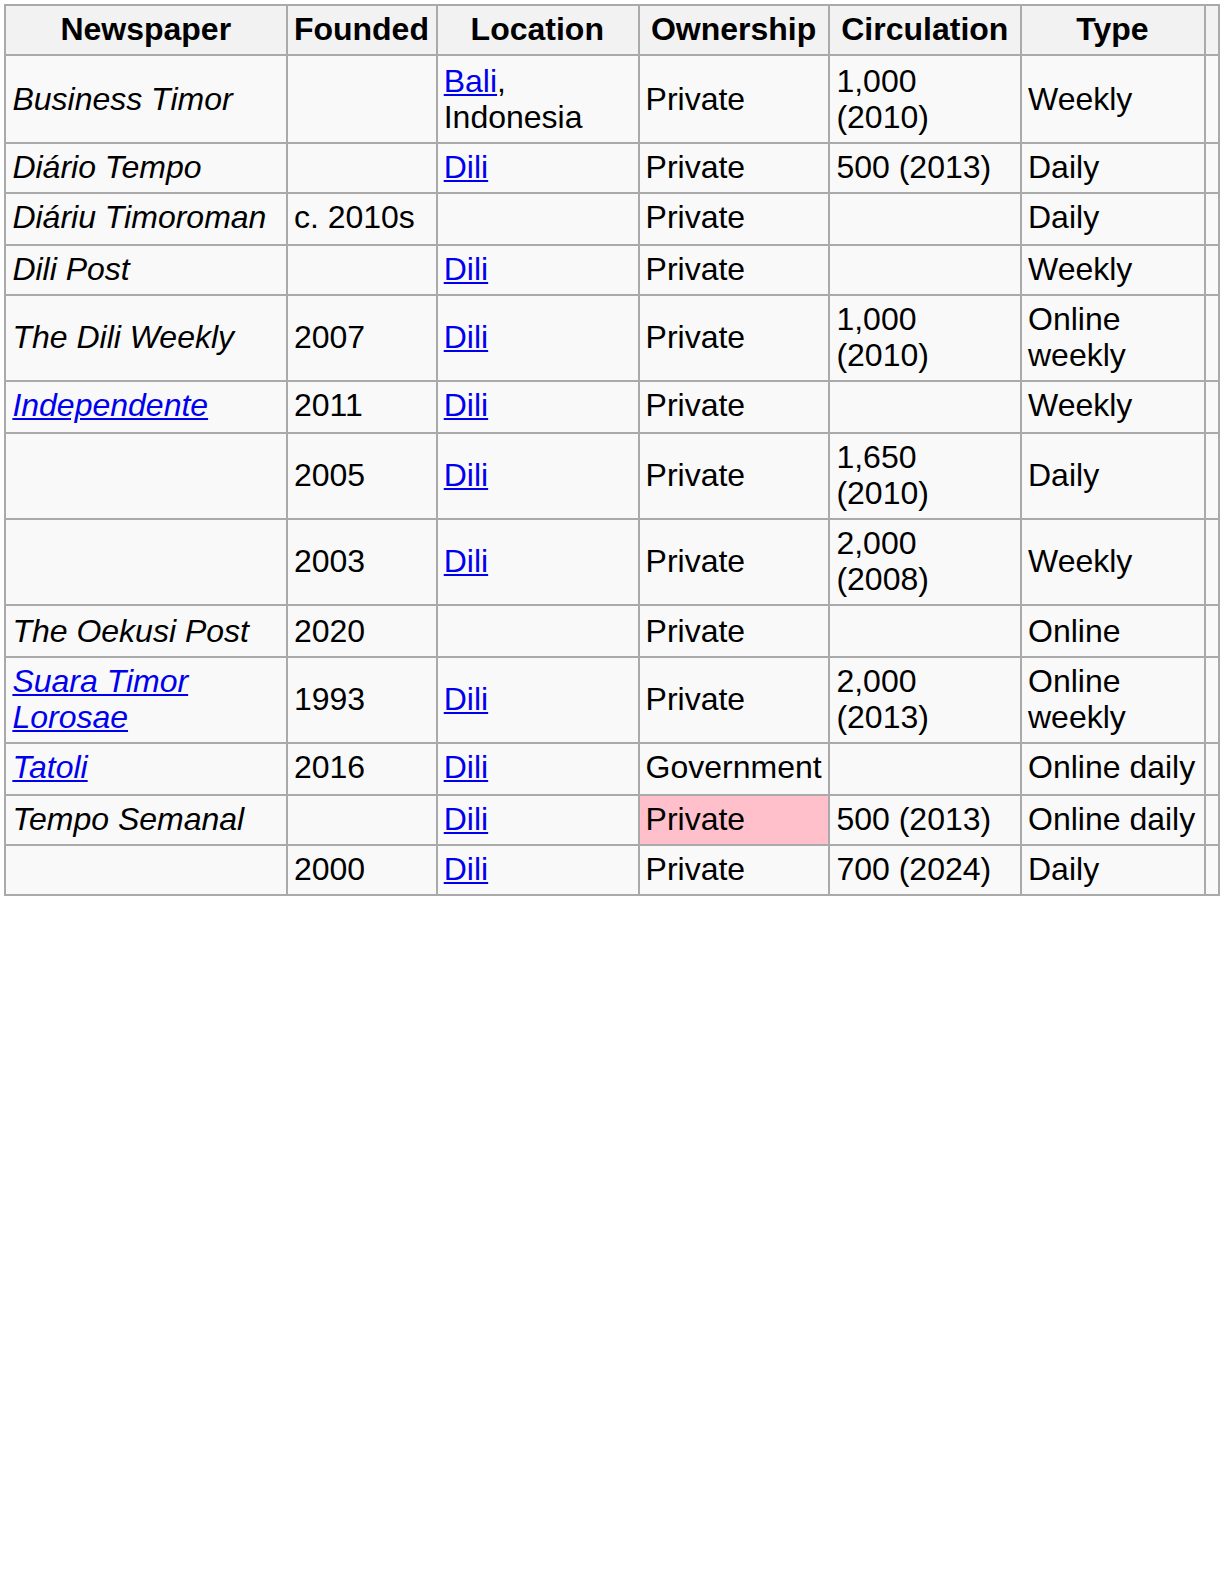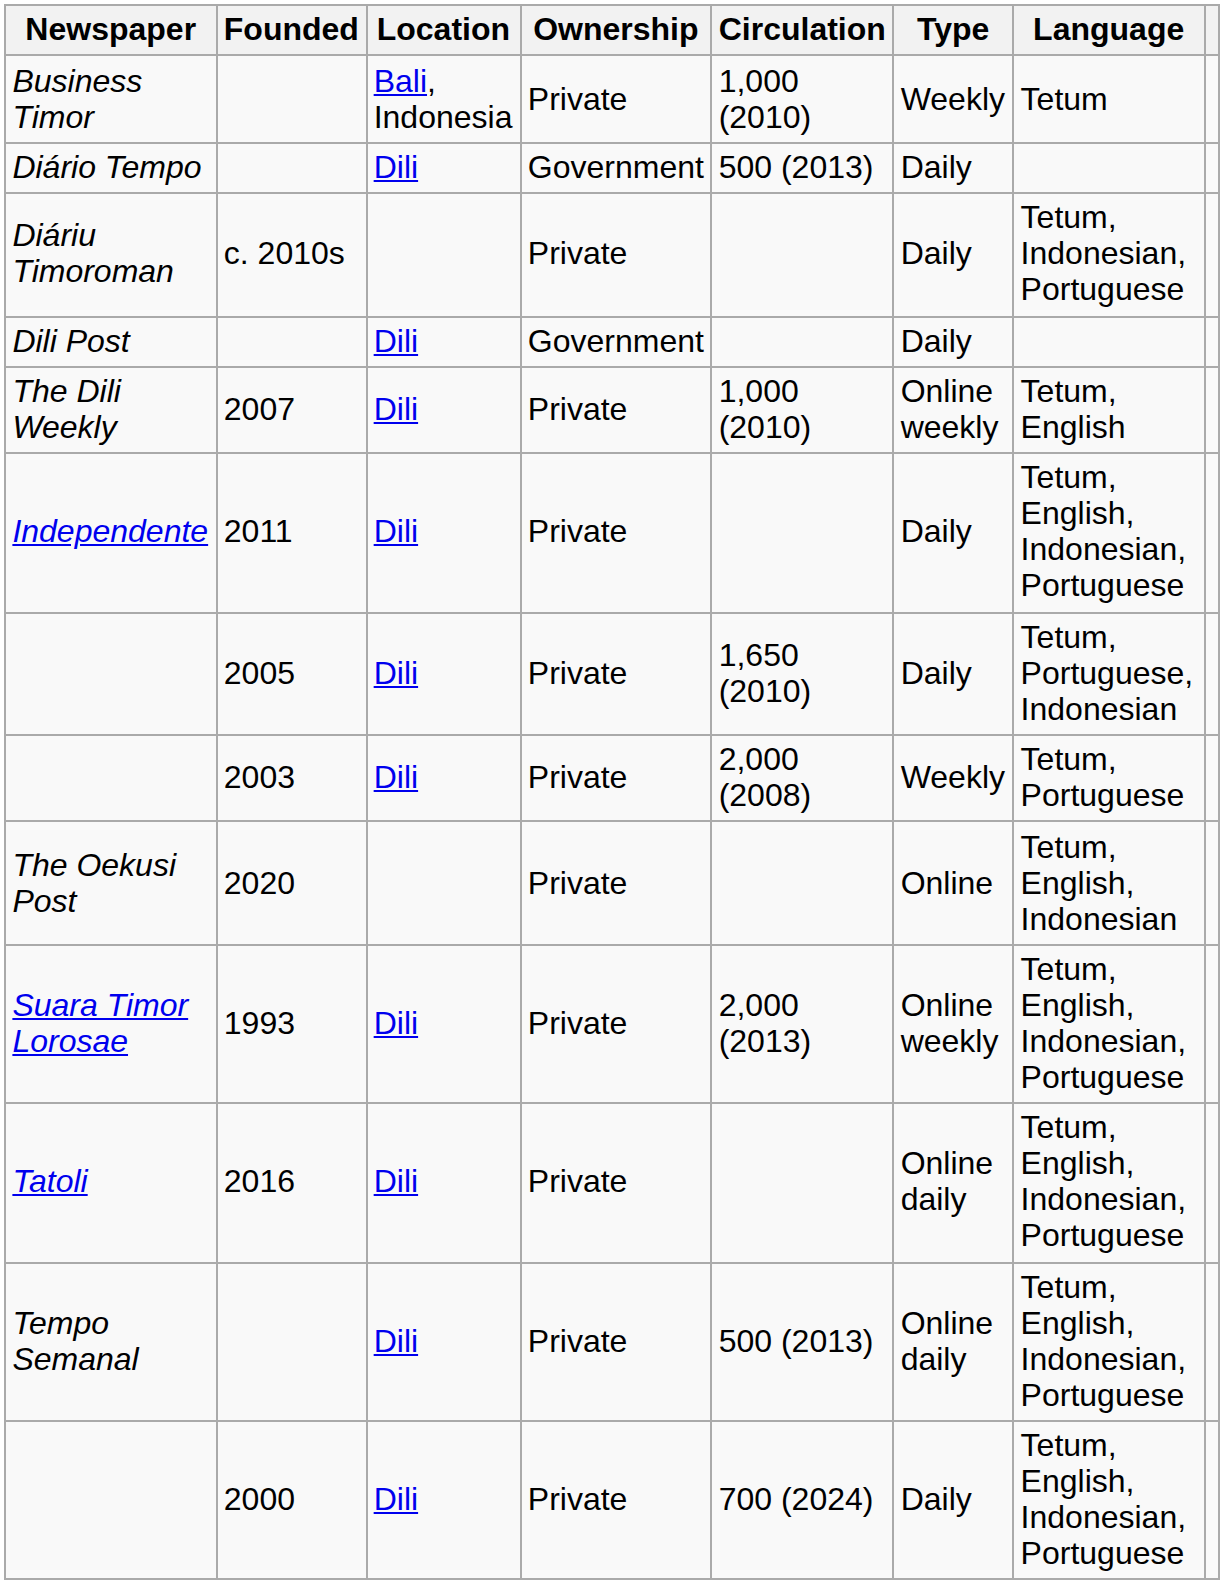+ column: (1109, 29)
(695, 167) Private -> (616, 167) Government
(695, 268) Private -> (616, 340) Government
(1080, 268) Weekly -> (936, 340) Daily
(1080, 406) Weekly -> (936, 532) Daily
(734, 768) Government -> (578, 1182) Private
(695, 818) pink background -> (578, 1340) no background
